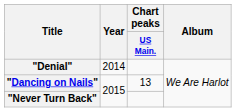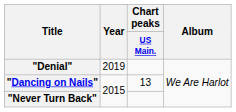(114, 67) 2014 -> (114, 67) 2019
